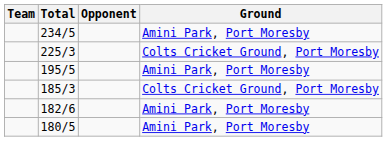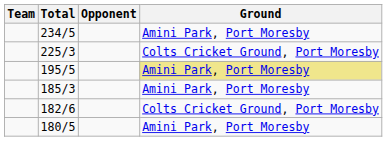(226, 70) no background -> (226, 70) khaki background
(261, 89) Colts Cricket Ground, Port Moresby -> (226, 89) Amini Park, Port Moresby
(226, 108) Amini Park, Port Moresby -> (261, 108) Colts Cricket Ground, Port Moresby
